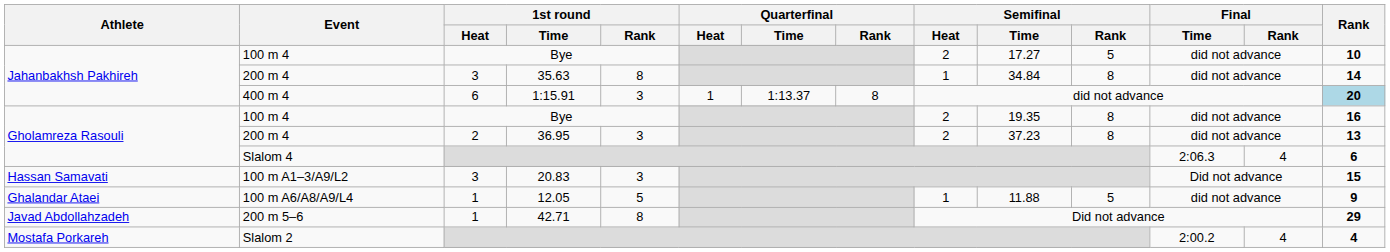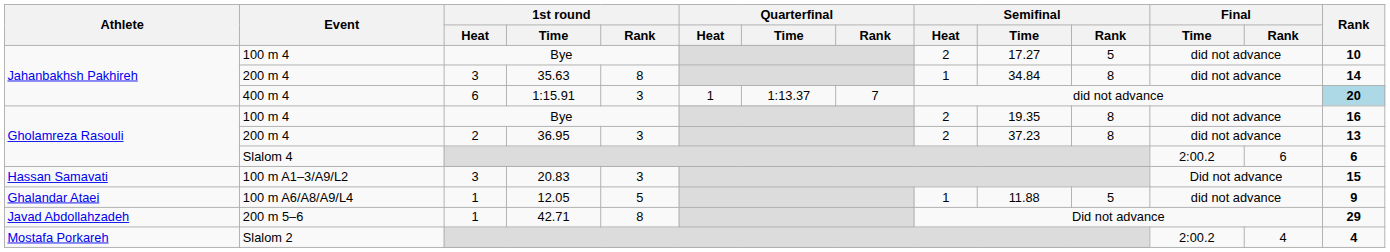(875, 96) 8 -> (875, 96) 7
(1197, 157) 2:06.3 -> (1197, 157) 2:00.2
(1283, 157) 4 -> (1283, 157) 6
